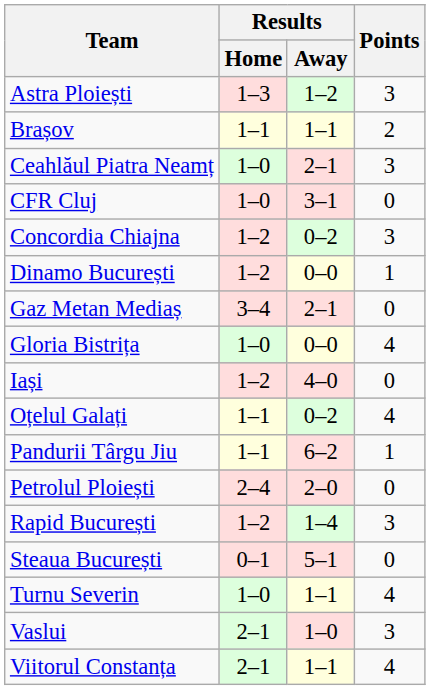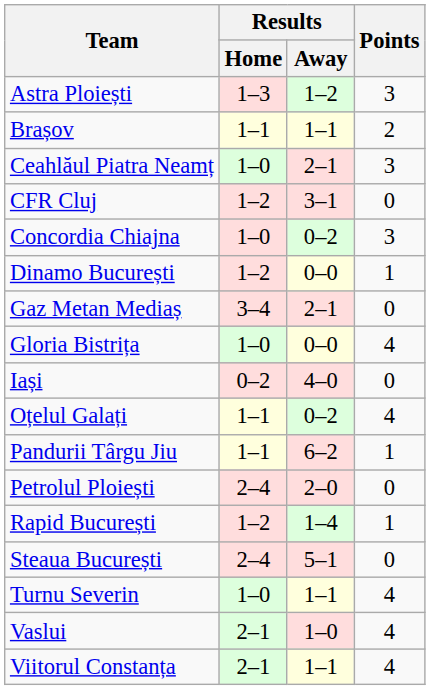(253, 201) 1–0 -> (253, 201) 1–2
(253, 237) 1–2 -> (253, 237) 1–0
(253, 380) 1–2 -> (253, 380) 0–2
(389, 523) 3 -> (389, 523) 1
(253, 559) 0–1 -> (253, 559) 2–4
(389, 630) 3 -> (389, 630) 4
